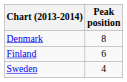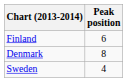rows swapped: (25, 38) <-> (21, 54)
